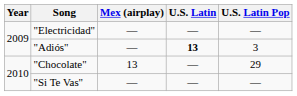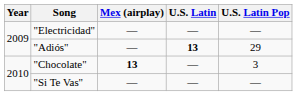(255, 47) 3 -> (255, 47) 29
(132, 64) normal -> (132, 64) bold
(255, 64) 29 -> (255, 64) 3
